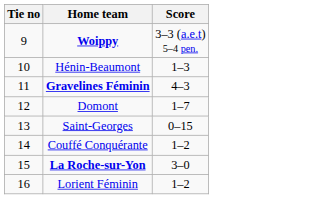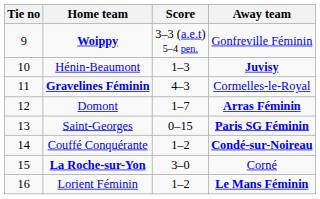+ column: (262, 14)
